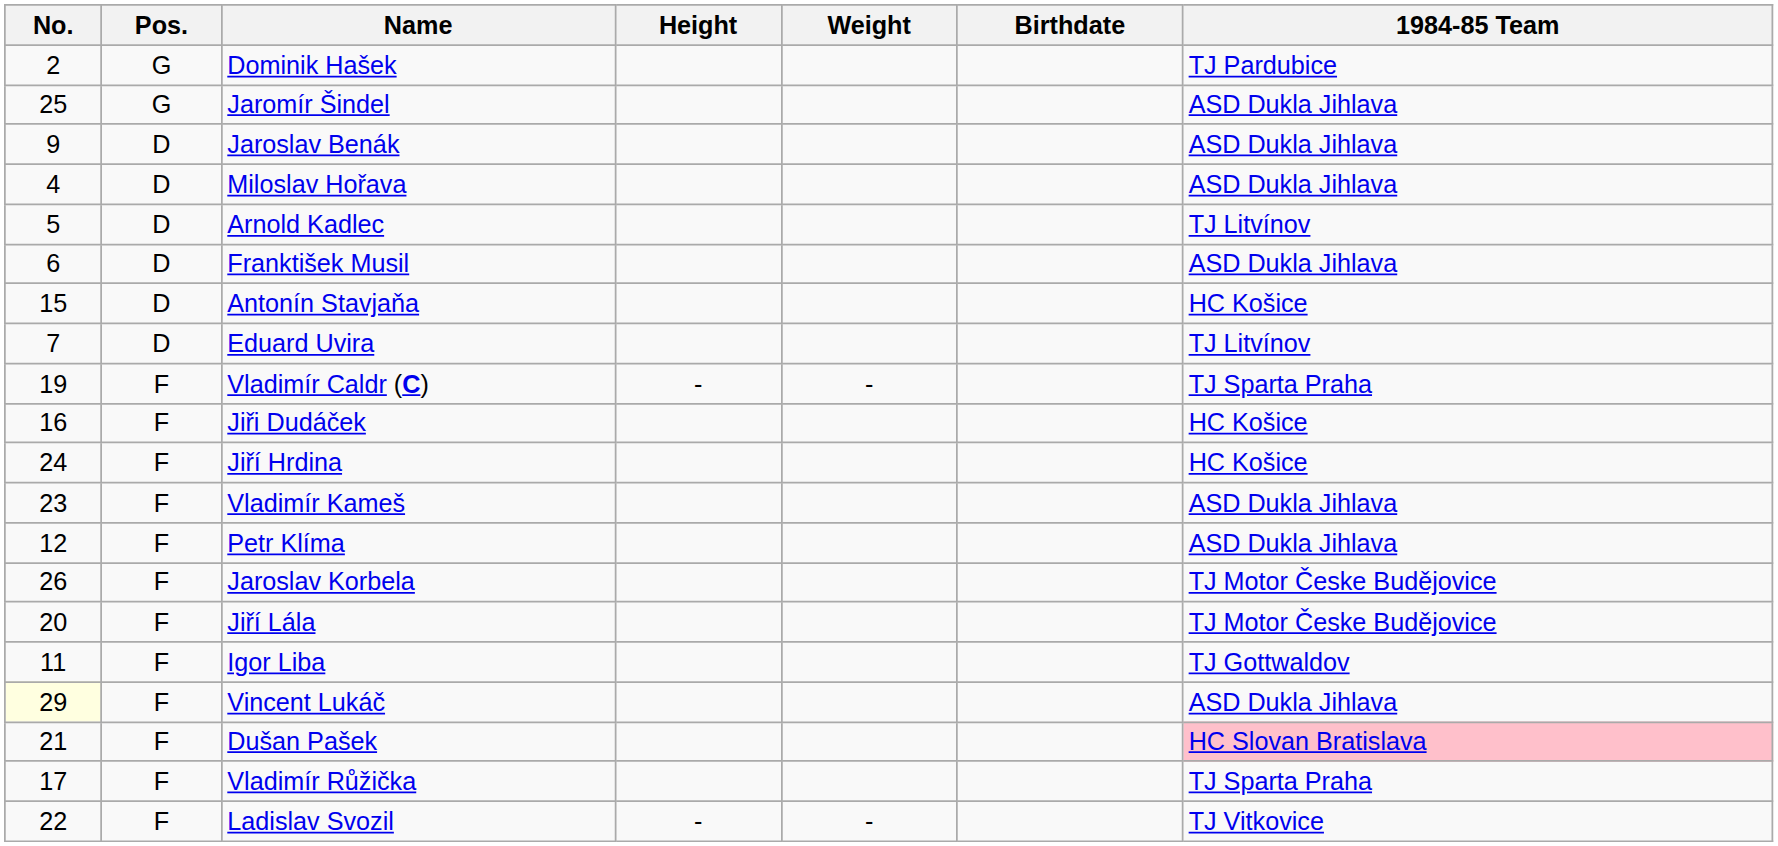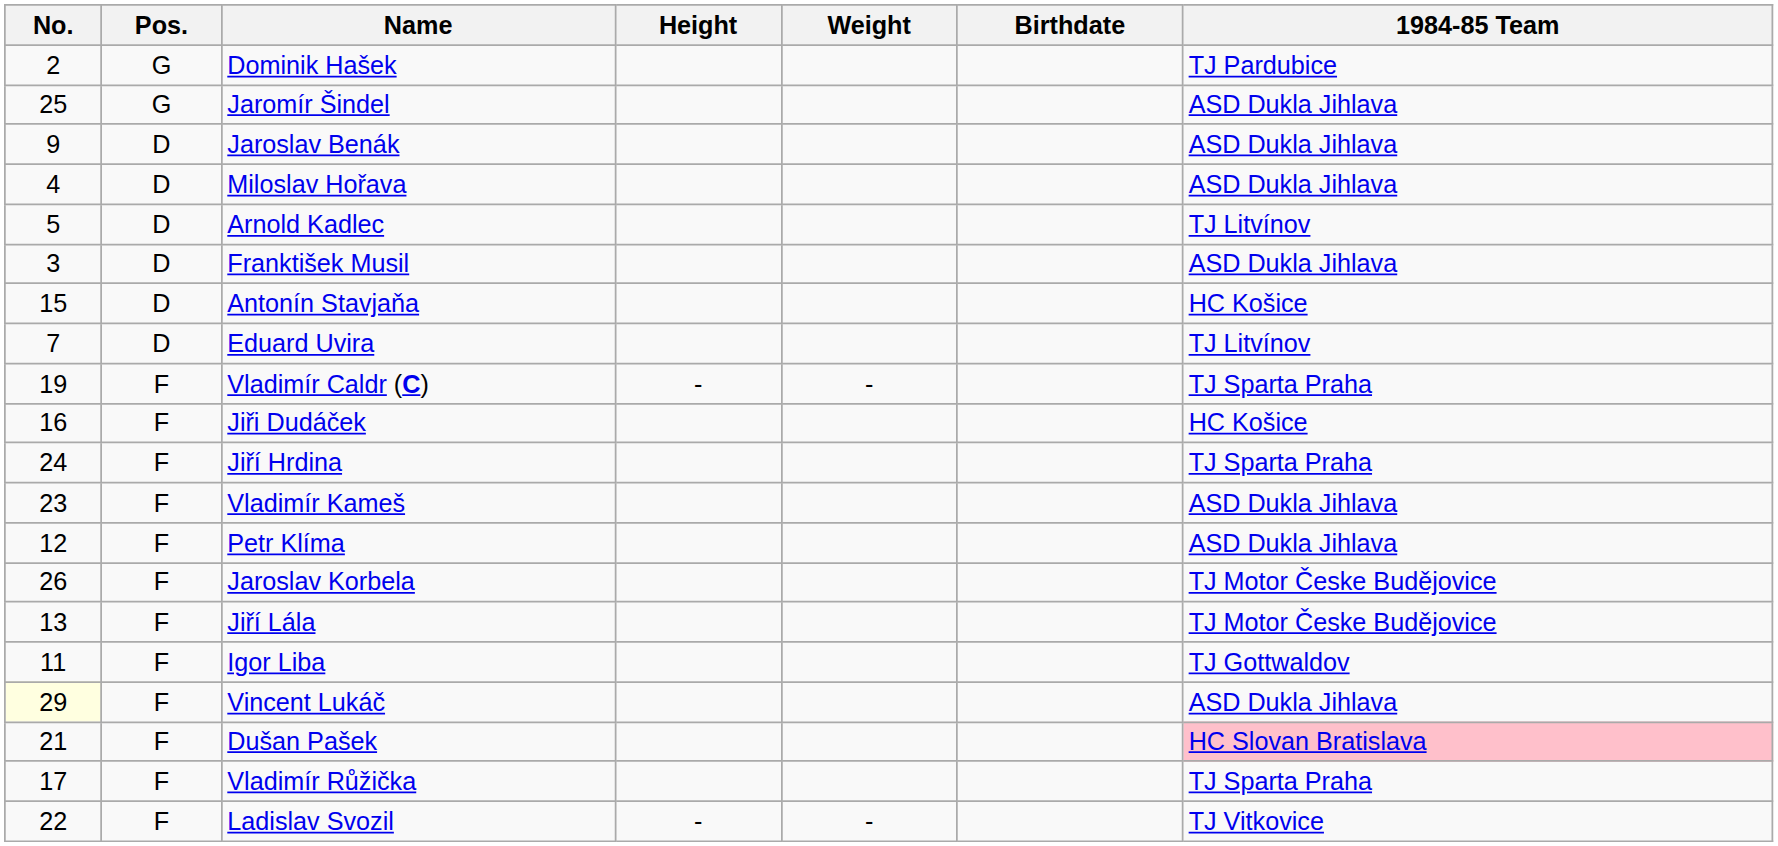(53, 264) 6 -> (53, 264) 3
(1248, 463) HC Košice -> (1280, 463) TJ Sparta Praha
(53, 622) 20 -> (53, 622) 13
